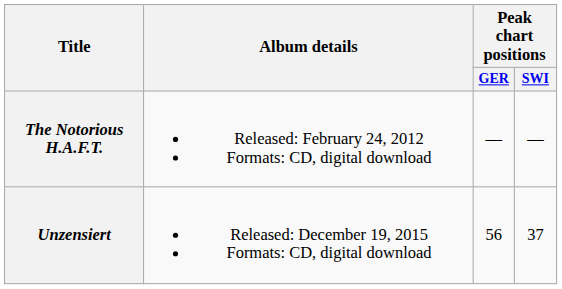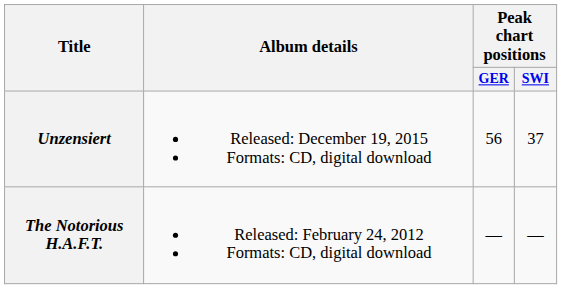rows swapped: (74, 138) <-> (74, 235)
